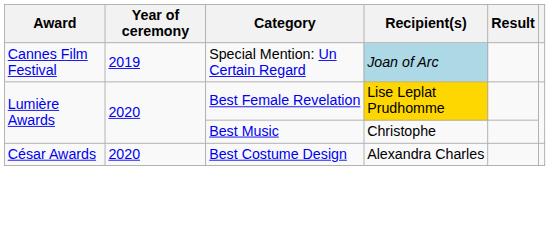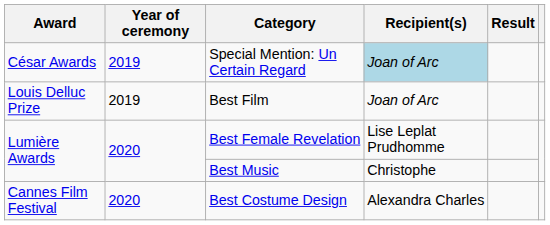(48, 62) Cannes Film Festival -> (52, 62) César Awards
+ row: (239, 101)
(406, 101) gold background -> (406, 139) no background
(52, 154) César Awards -> (48, 200) Cannes Film Festival
